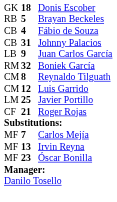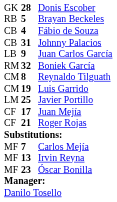(26, 7) 18 -> (26, 7) 28
(26, 88) 12 -> (26, 88) 19
+ row: (60, 111)
